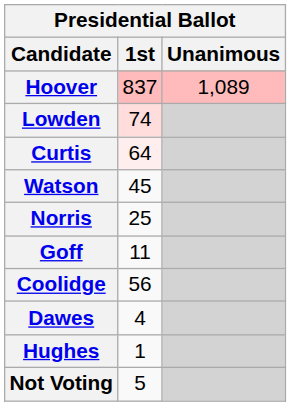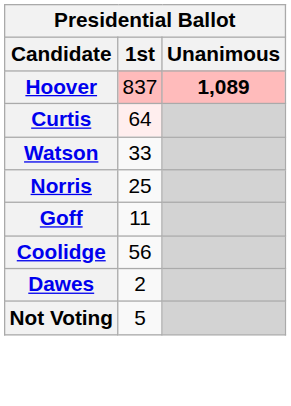(224, 86) normal -> (224, 86) bold
- row: (61, 119)
(140, 185) 45 -> (140, 152) 33
(140, 317) 4 -> (140, 284) 2
- row: (61, 350)
